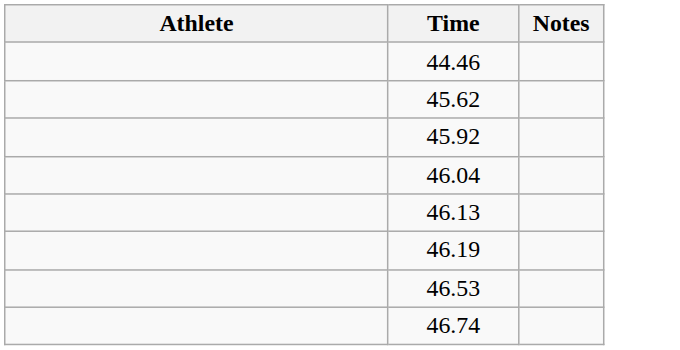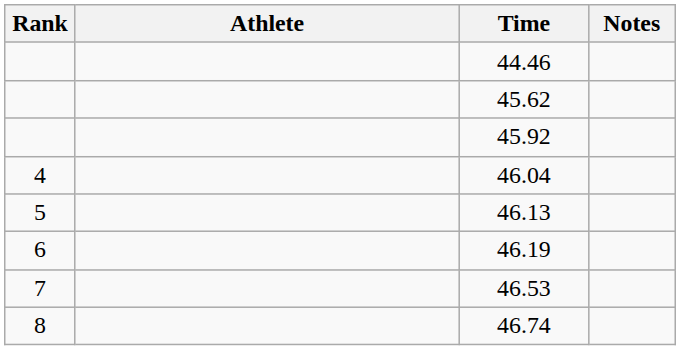+ column: (40, 23)
